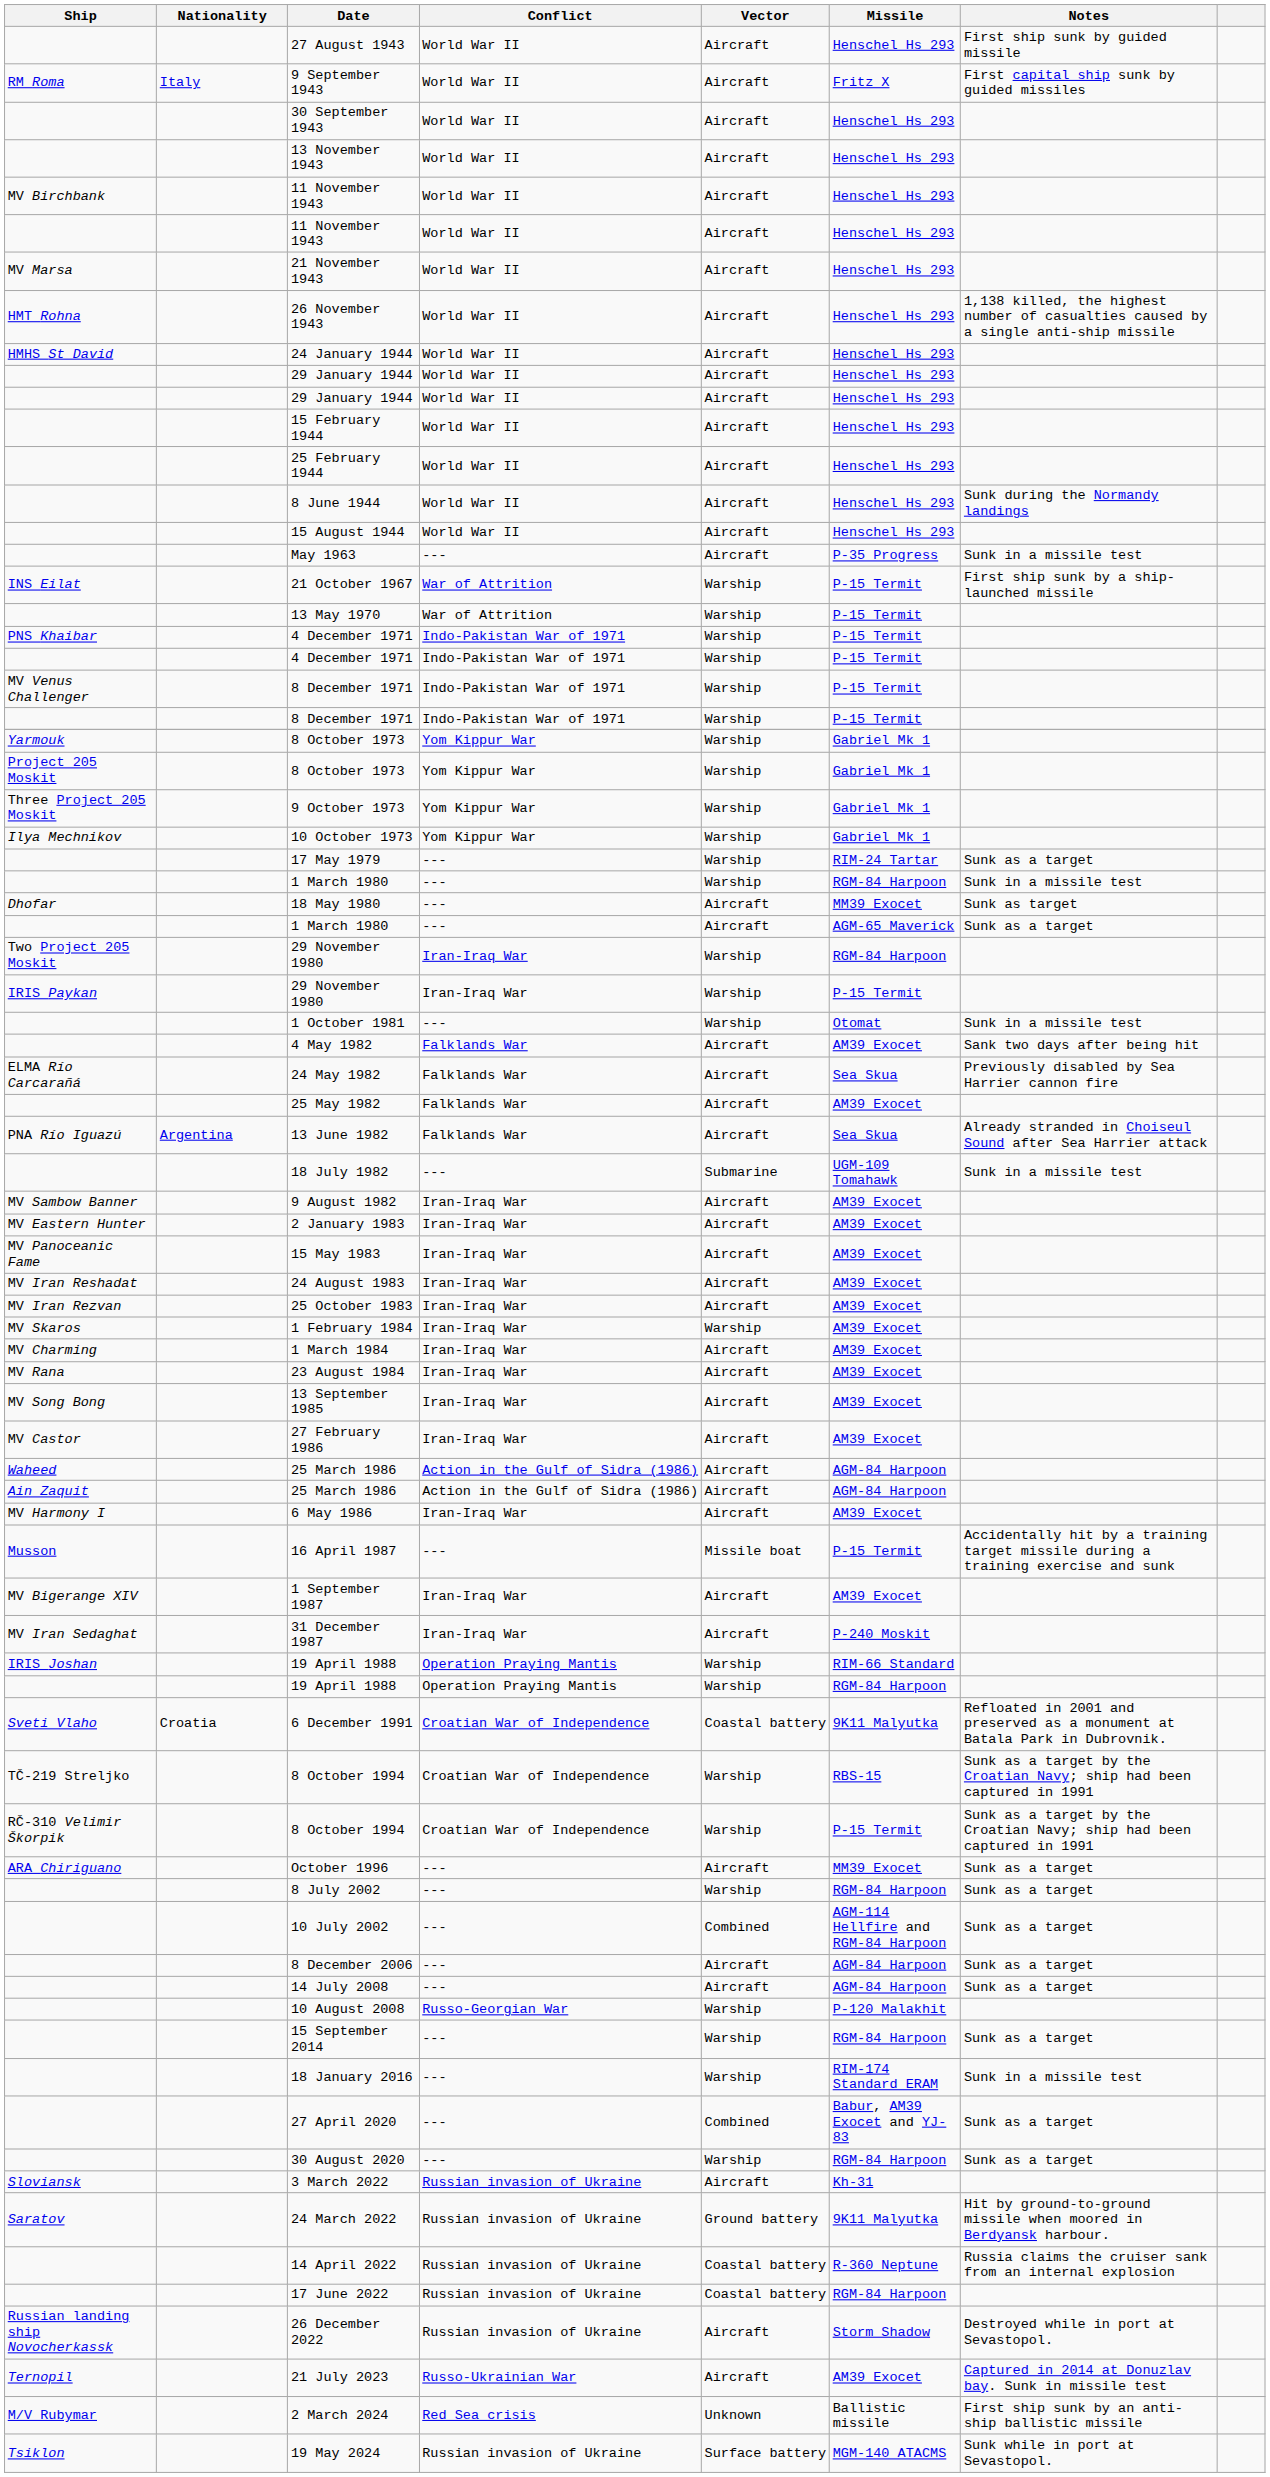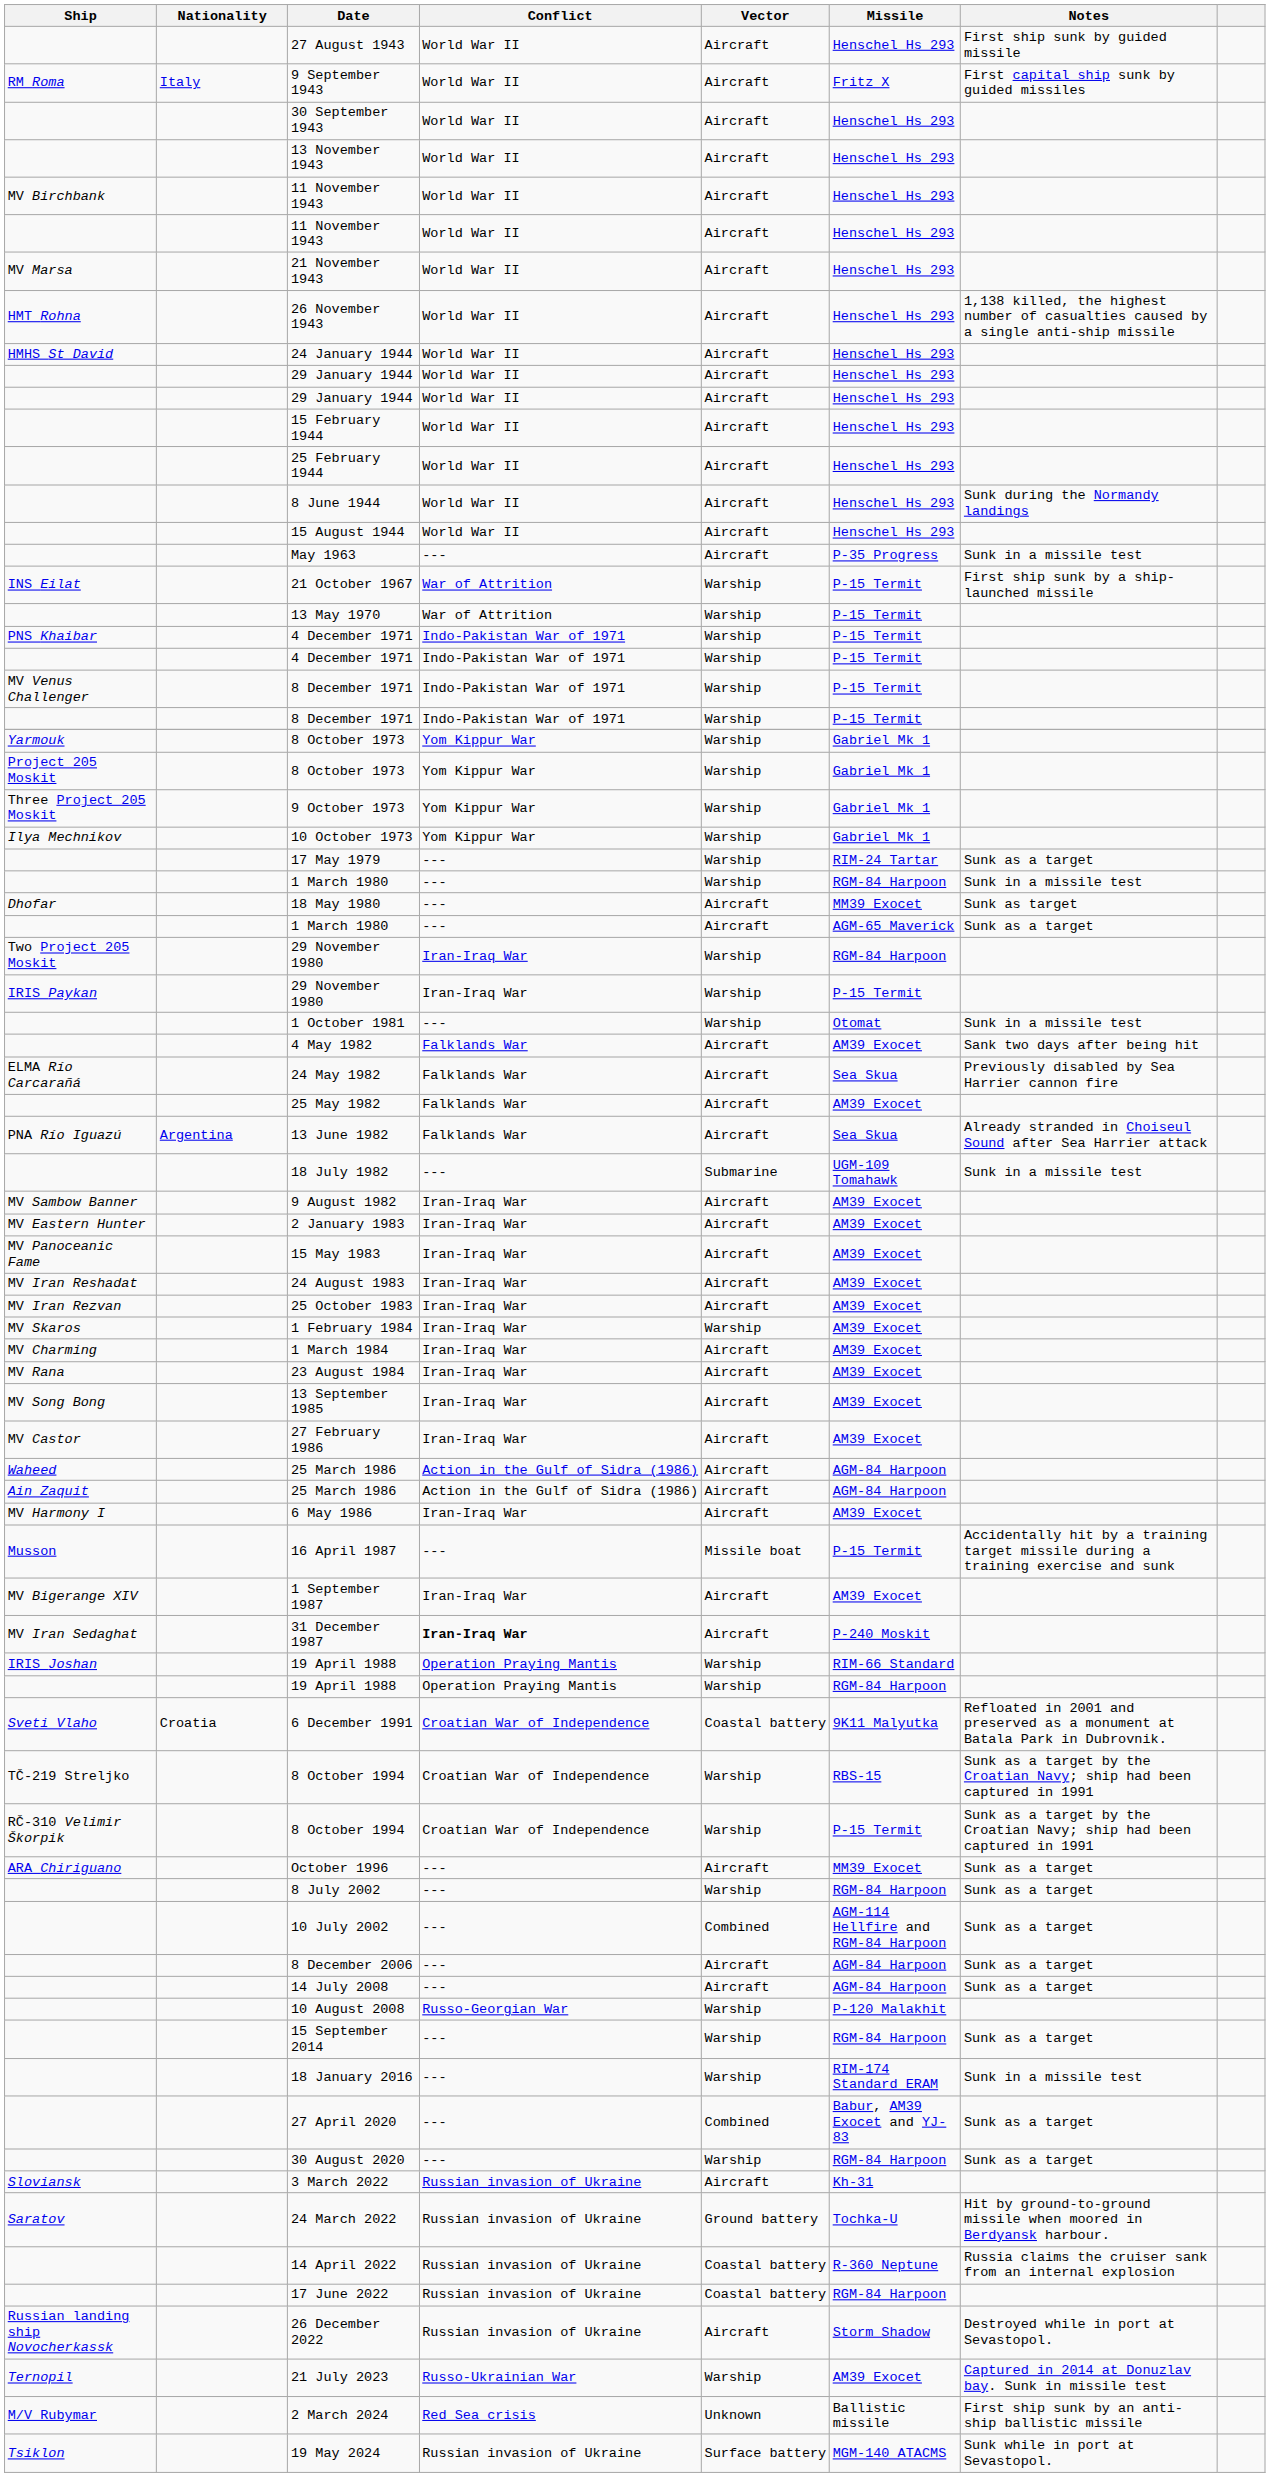(475, 1634) normal -> (475, 1634) bold
(885, 2220) 9K11 Malyutka -> (865, 2220) Tochka-U
(737, 2378) Aircraft -> (733, 2378) Warship
